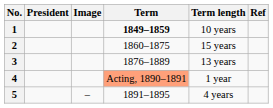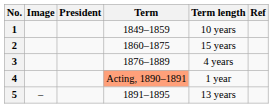columns swapped: (87, 12) <-> (48, 12)
(146, 29) bold -> (146, 29) normal
(218, 62) 13 years -> (218, 62) 4 years
(218, 95) 4 years -> (218, 95) 13 years
